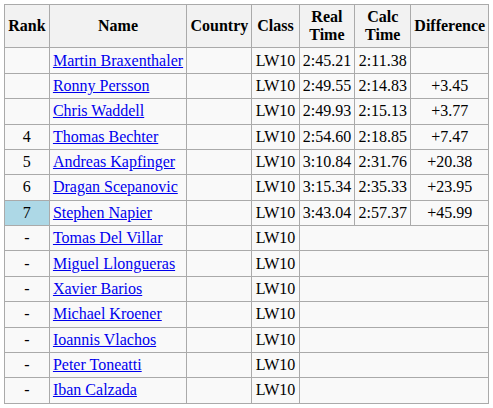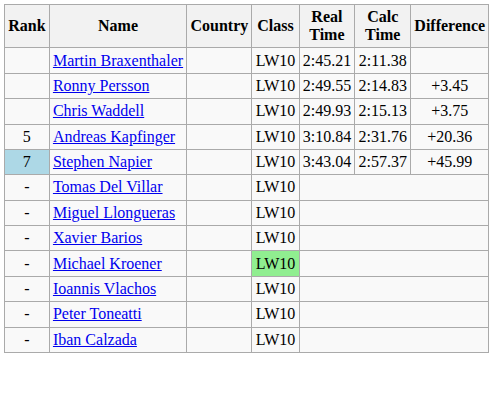(450, 111) +3.77 -> (450, 111) +3.75
- row: (106, 136)
(450, 162) +20.38 -> (450, 136) +20.36
- row: (115, 187)
(275, 314) no background -> (275, 263) lightgreen background
